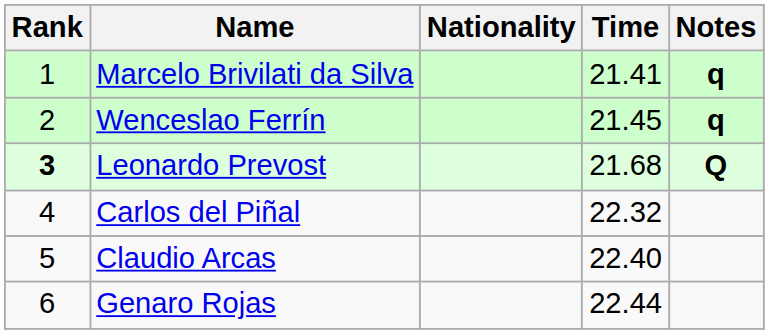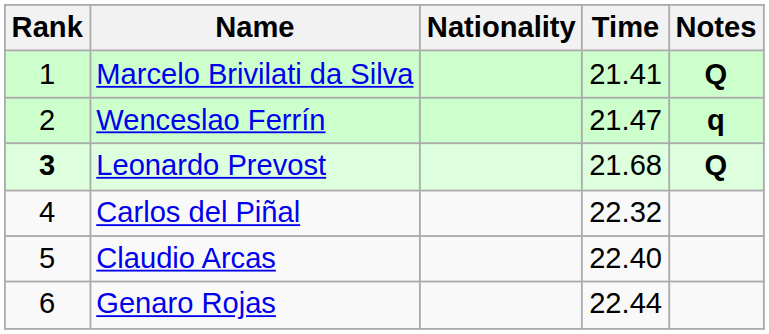(716, 73) q -> (716, 73) Q
(626, 119) 21.45 -> (626, 119) 21.47
